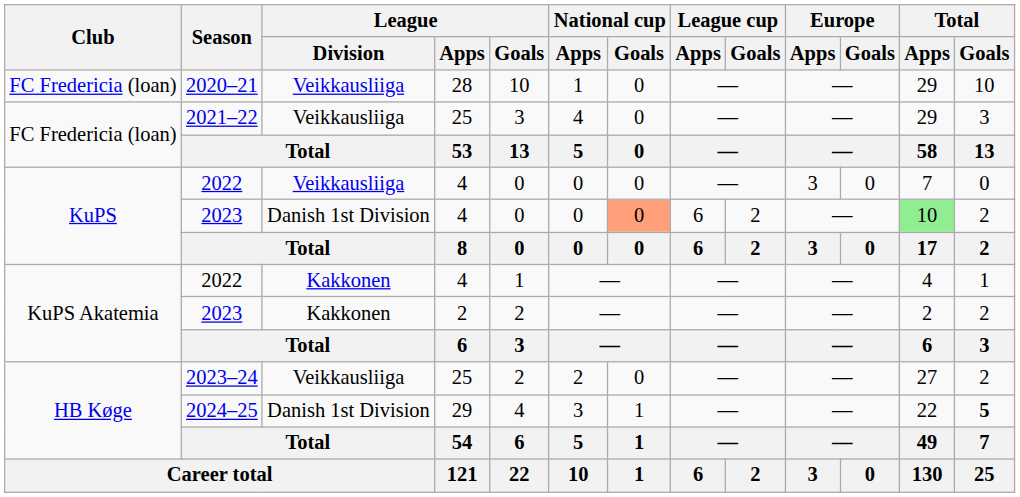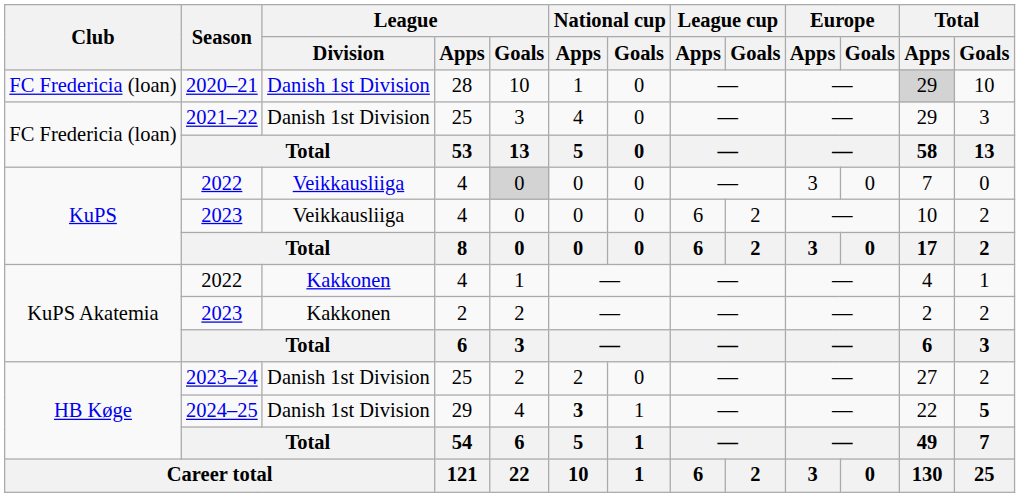(348, 85) Veikkausliiga -> (348, 85) Danish 1st Division
(927, 85) no background -> (927, 85) lightgrey background
(348, 118) Veikkausliiga -> (348, 118) Danish 1st Division
(519, 183) no background -> (519, 183) lightgrey background
(348, 215) Danish 1st Division -> (348, 215) Veikkausliiga
(639, 215) lightsalmon background -> (639, 215) no background
(927, 215) lightgreen background -> (927, 215) no background
(348, 378) Veikkausliiga -> (348, 378) Danish 1st Division
(578, 410) normal -> (578, 410) bold
